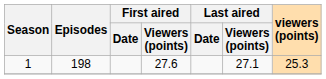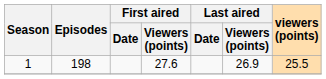(247, 64) 27.1 -> (247, 64) 26.9
(297, 64) 25.3 -> (297, 64) 25.5
